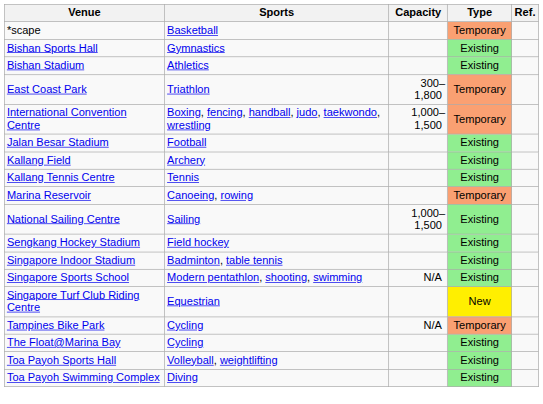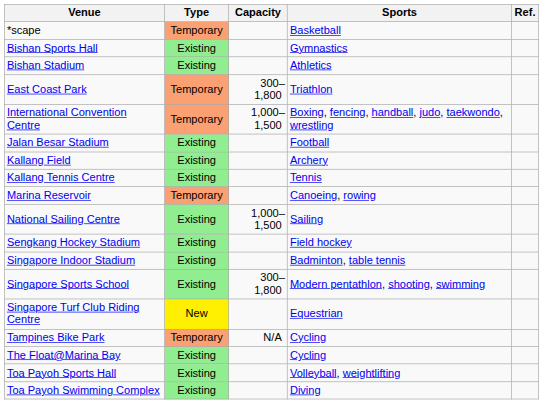columns swapped: (277, 13) <-> (480, 13)
(434, 278) N/A -> (269, 284) 300–1,800
